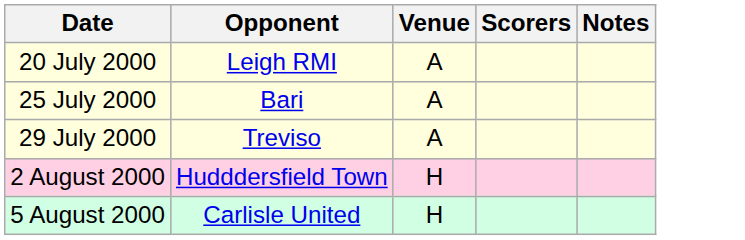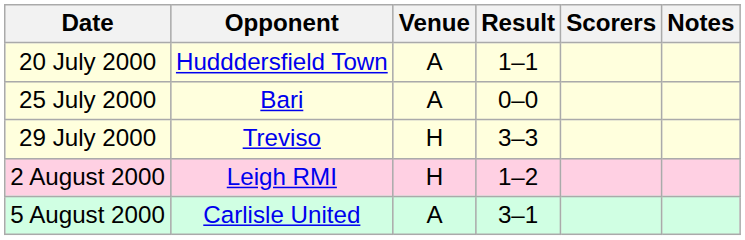+ column: (518, 23)
(282, 61) Leigh RMI -> (282, 61) Hudddersfield Town
(434, 138) A -> (434, 138) H
(282, 176) Hudddersfield Town -> (282, 176) Leigh RMI
(434, 215) H -> (434, 215) A
